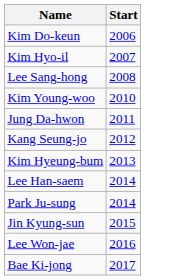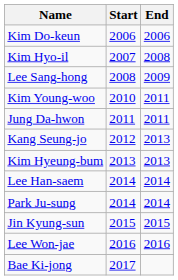+ column: (157, 14)
